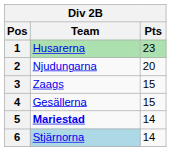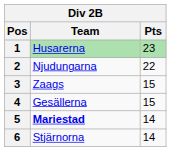(149, 66) 20 -> (149, 66) 22
(58, 137) lightblue background -> (58, 137) no background
